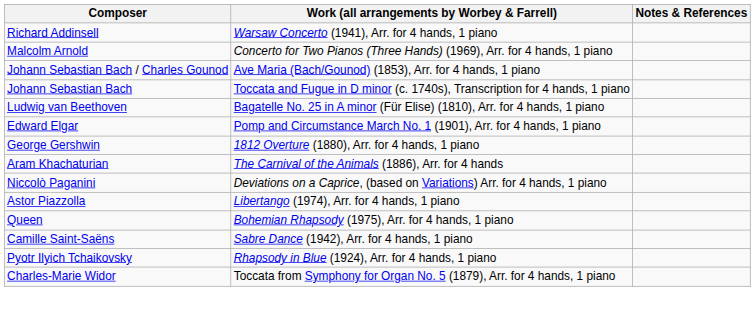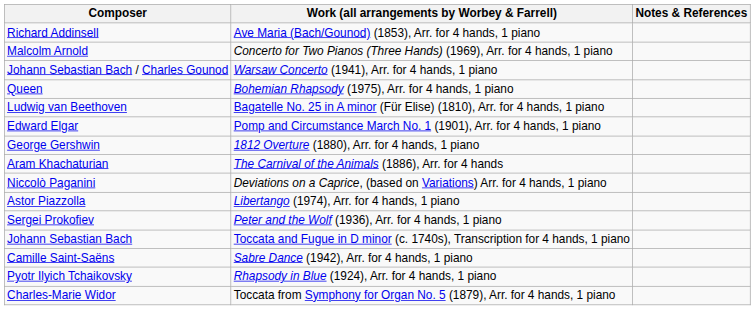(366, 32) Warsaw Concerto (1941), Arr. for 4 hands, 1 piano -> (387, 32) Ave Maria (Bach/Gounod) (1853), Arr. for 4 hands, 1 piano
(387, 70) Ave Maria (Bach/Gounod) (1853), Arr. for 4 hands, 1 piano -> (366, 70) Warsaw Concerto (1941), Arr. for 4 hands, 1 piano
rows swapped: (70, 88) <-> (25, 220)
+ row: (51, 220)
